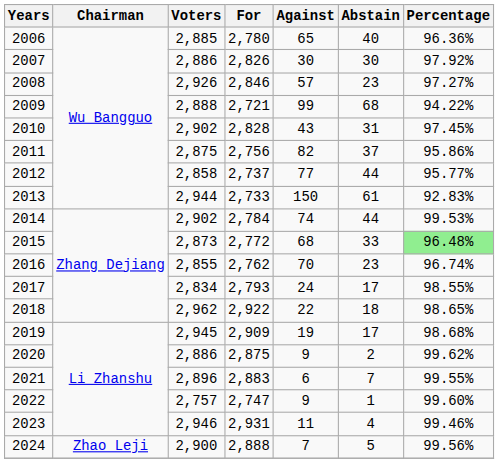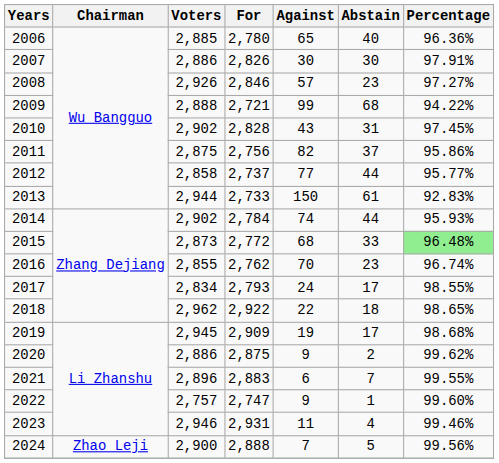(448, 61) 97.92% -> (448, 61) 97.91%
(448, 220) 99.53% -> (448, 220) 95.93%
